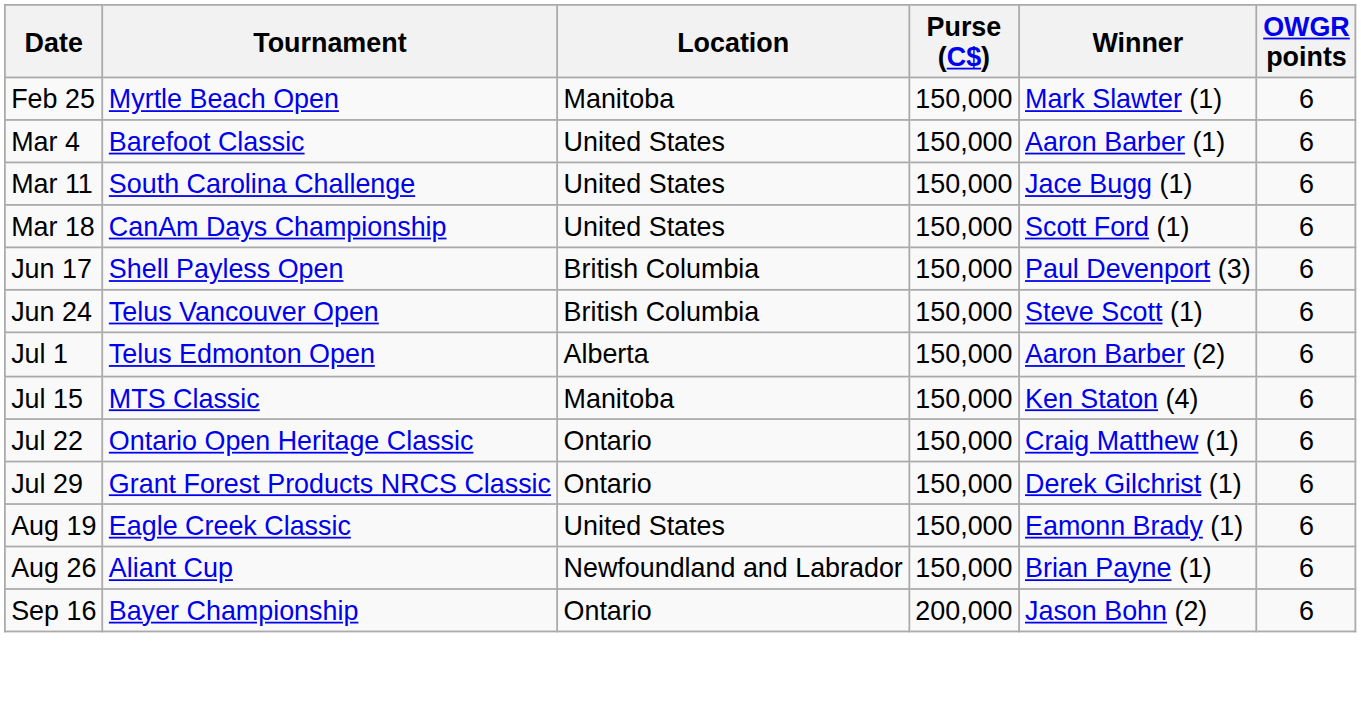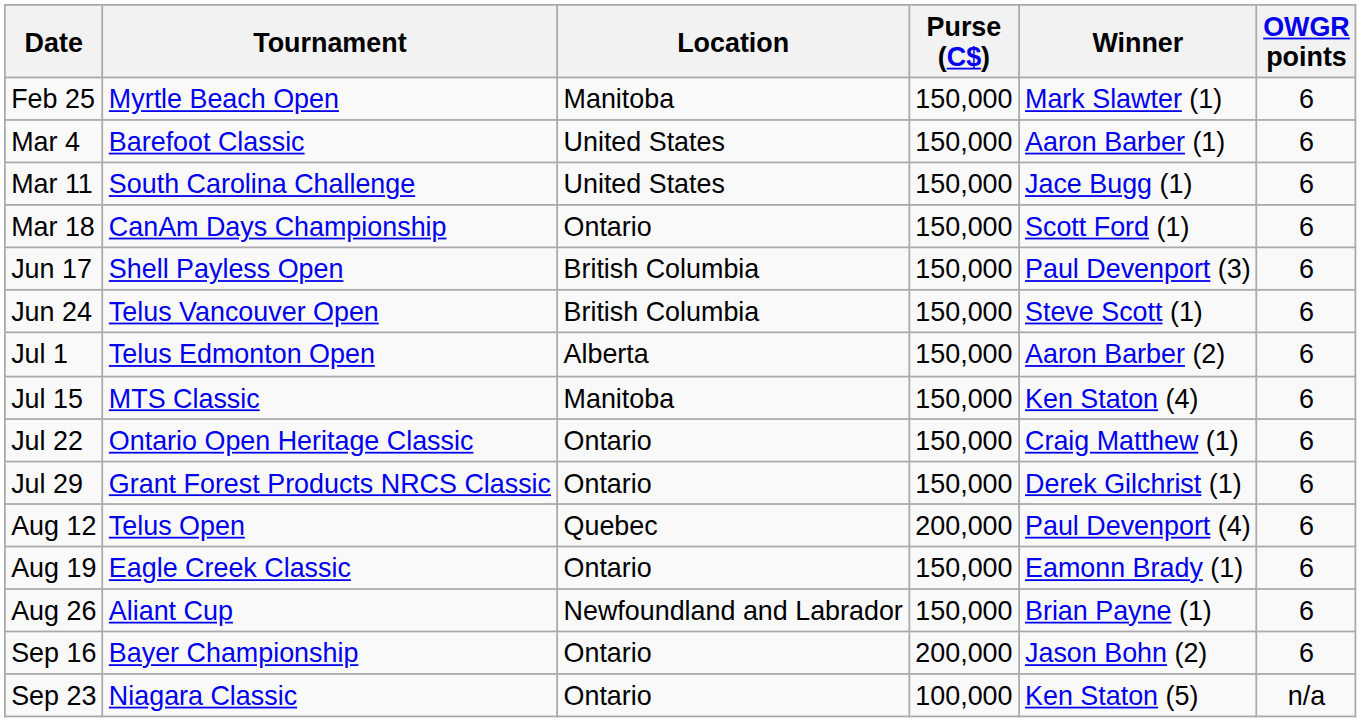(644, 227) United States -> (608, 227) Ontario
+ row: (54, 525)
(644, 525) United States -> (608, 568) Ontario
+ row: (54, 695)
